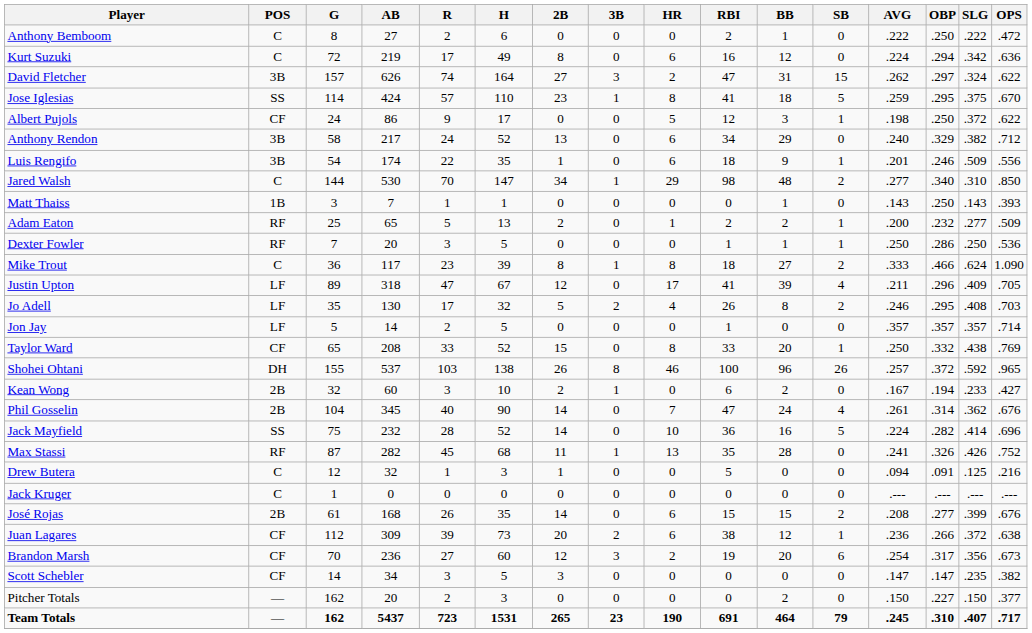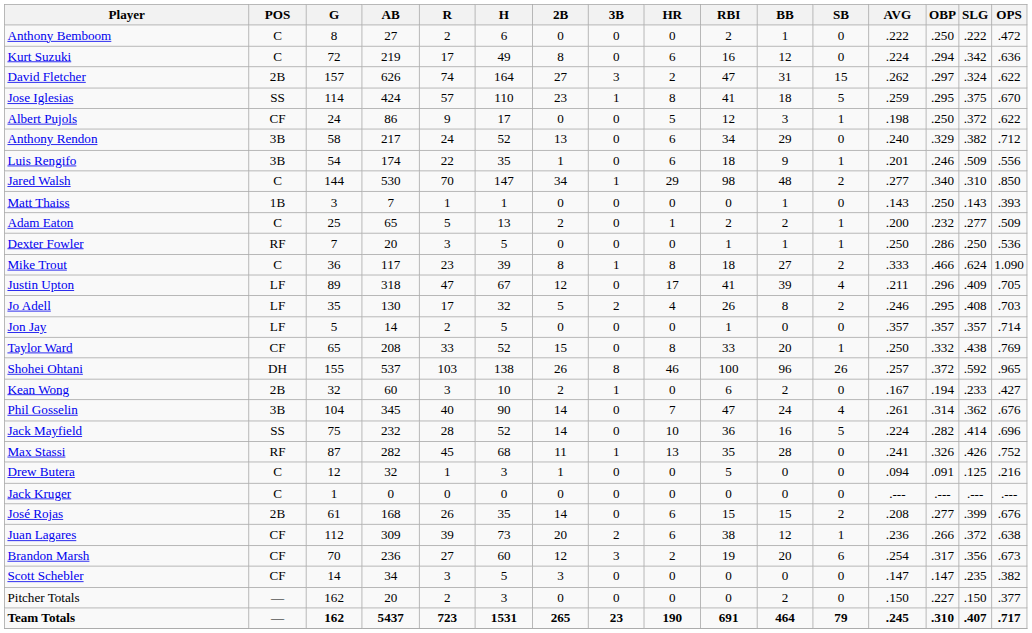(278, 77) 3B -> (278, 77) 2B
(278, 222) RF -> (278, 222) C
(278, 410) 2B -> (278, 410) 3B
